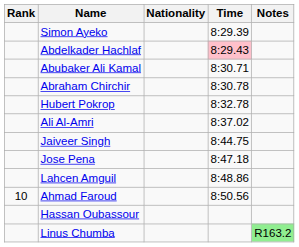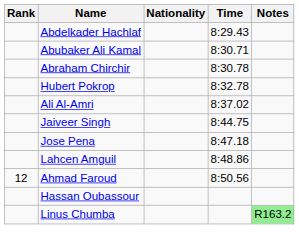- row: (74, 31)
(230, 50) pink background -> (230, 31) no background
(21, 196) 10 -> (21, 178) 12
